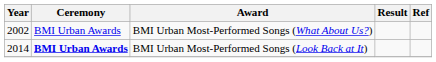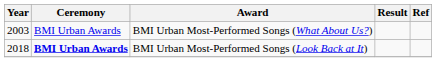(18, 30) 2002 -> (18, 30) 2003
(18, 48) 2014 -> (18, 48) 2018
